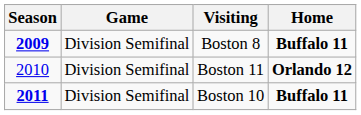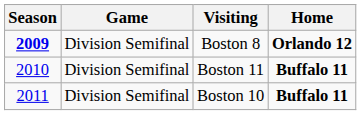(312, 43) Buffalo 11 -> (312, 43) Orlando 12
(312, 69) Orlando 12 -> (312, 69) Buffalo 11
(33, 95) bold -> (33, 95) normal
